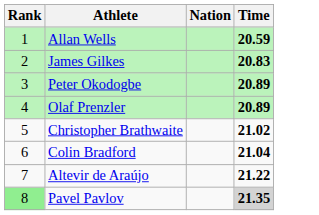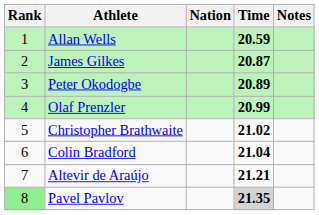+ column: (294, 15)
(254, 61) 20.83 -> (254, 61) 20.87
(254, 107) 20.89 -> (254, 107) 20.99
(254, 175) 21.22 -> (254, 175) 21.21
